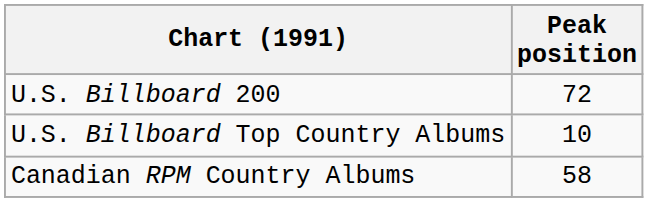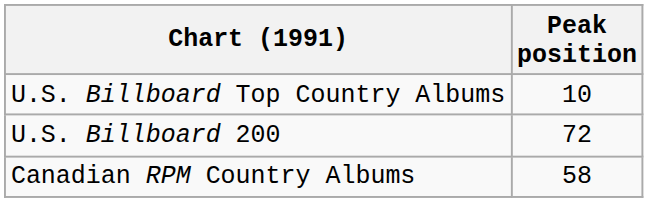rows swapped: (258, 135) <-> (146, 95)
